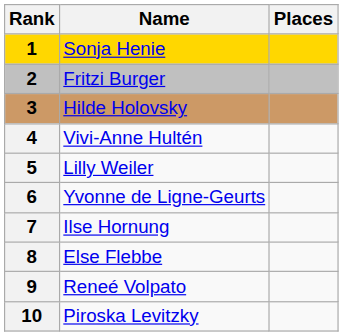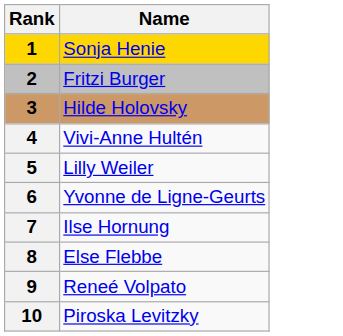- column: (304, 19)
